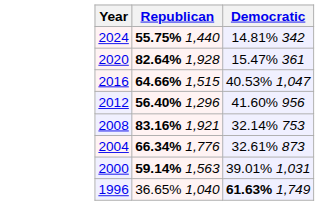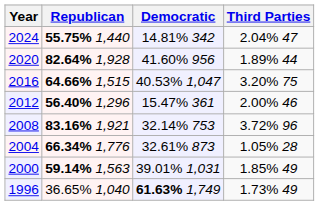+ column: (269, 16)
(268, 59) 15.47% 361 -> (178, 59) 41.60% 956
(268, 103) 41.60% 956 -> (178, 103) 15.47% 361
